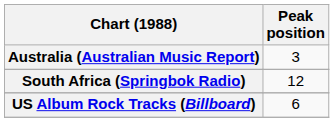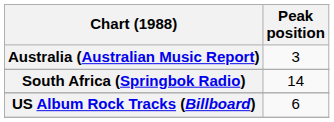(296, 81) 12 -> (296, 81) 14
